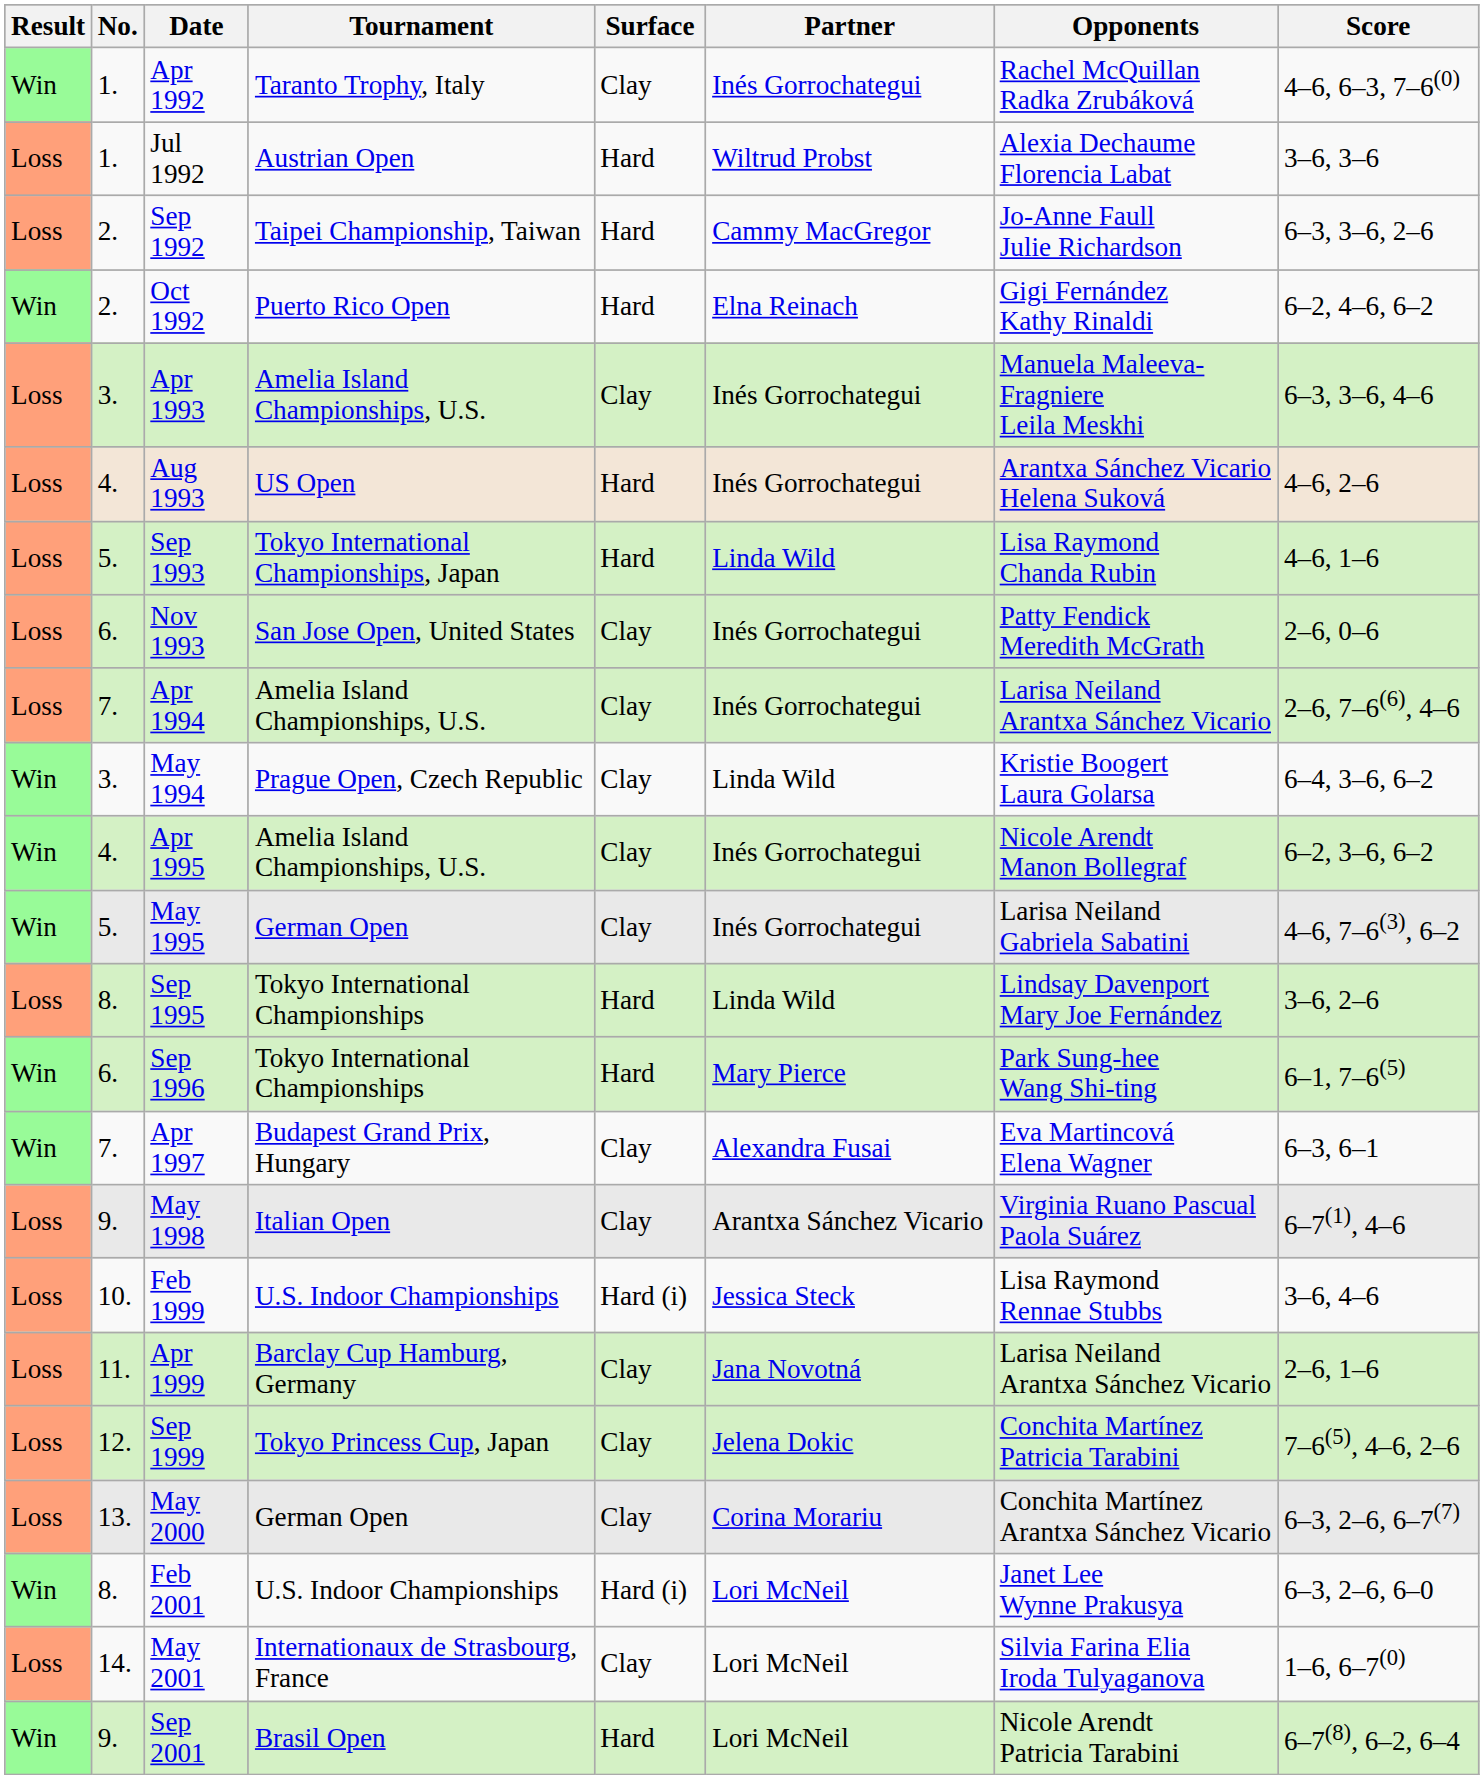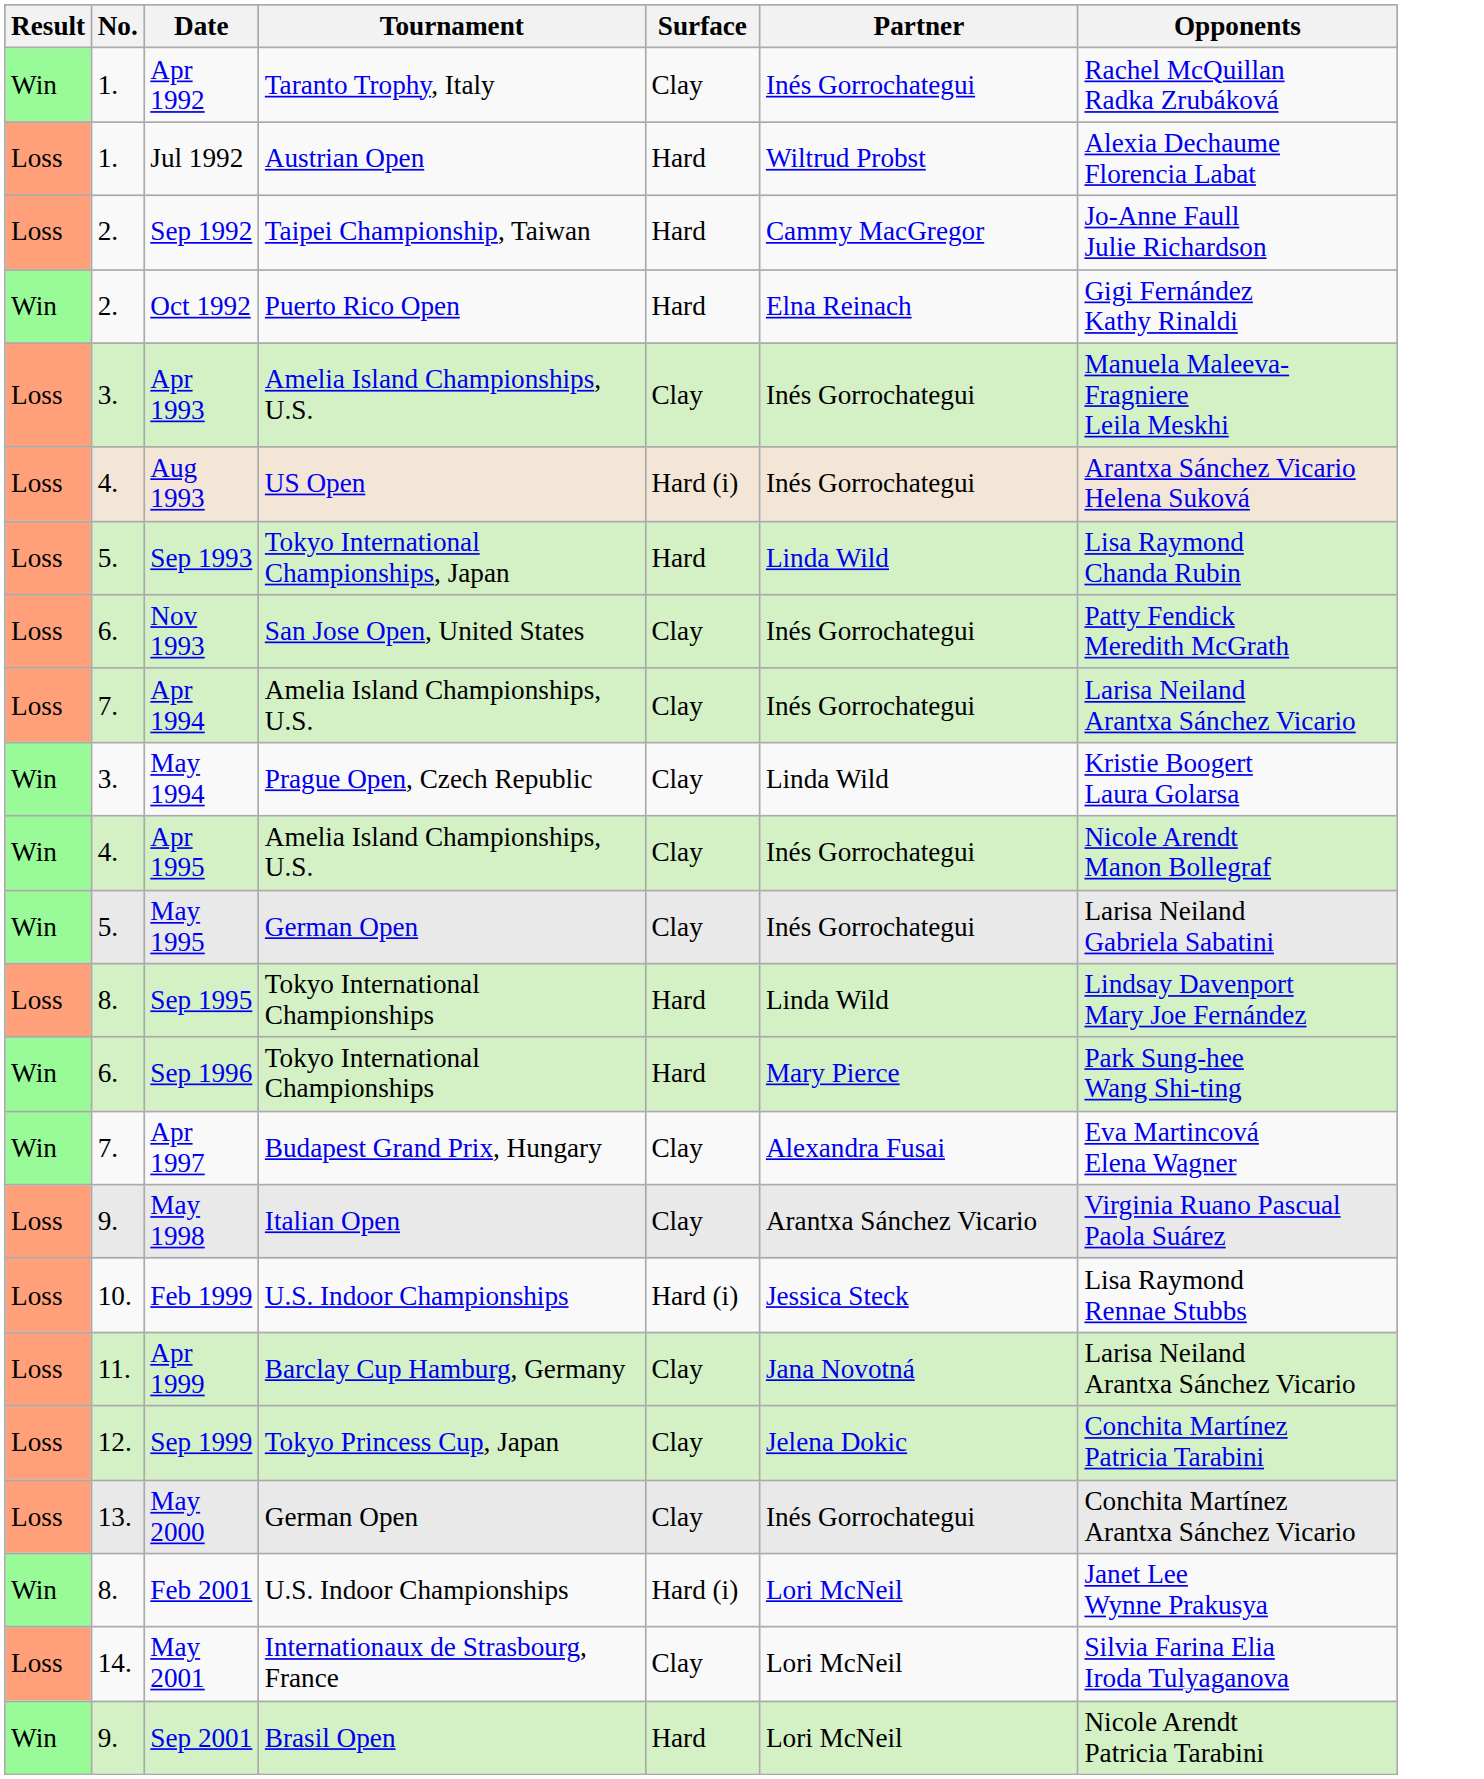- column: (1378, 26)
(627, 483) Hard -> (695, 483) Hard (i)
(797, 1516) Corina Morariu -> (871, 1516) Inés Gorrochategui
